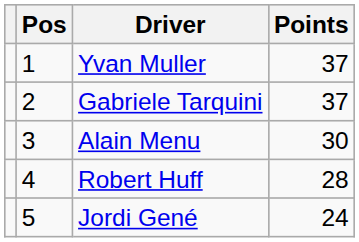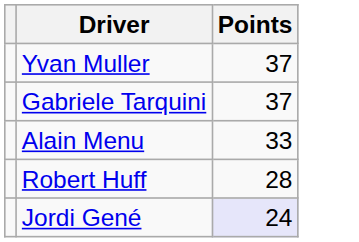- column: (44, 24)
(335, 141) 30 -> (279, 141) 33
(335, 218) no background -> (279, 218) lavender background
